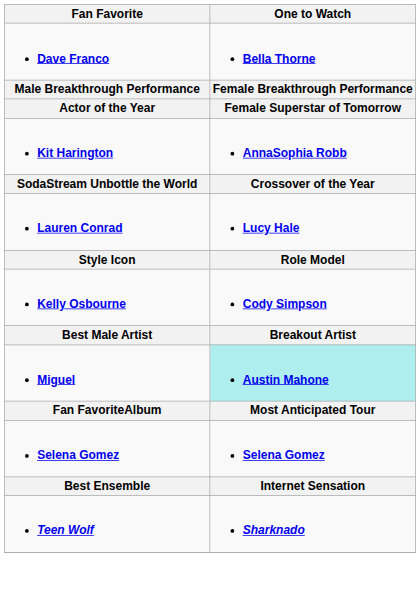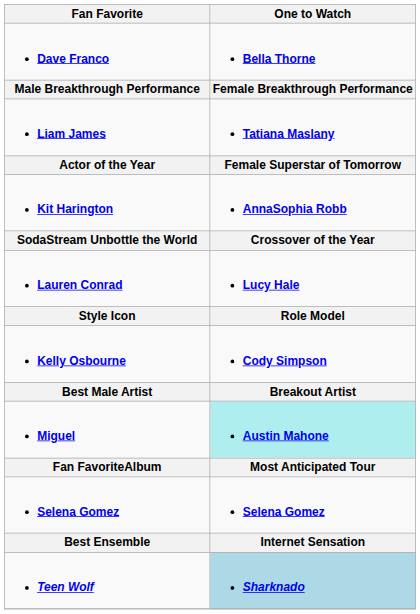+ row: (107, 134)
(313, 531) no background -> (313, 587) lightblue background
